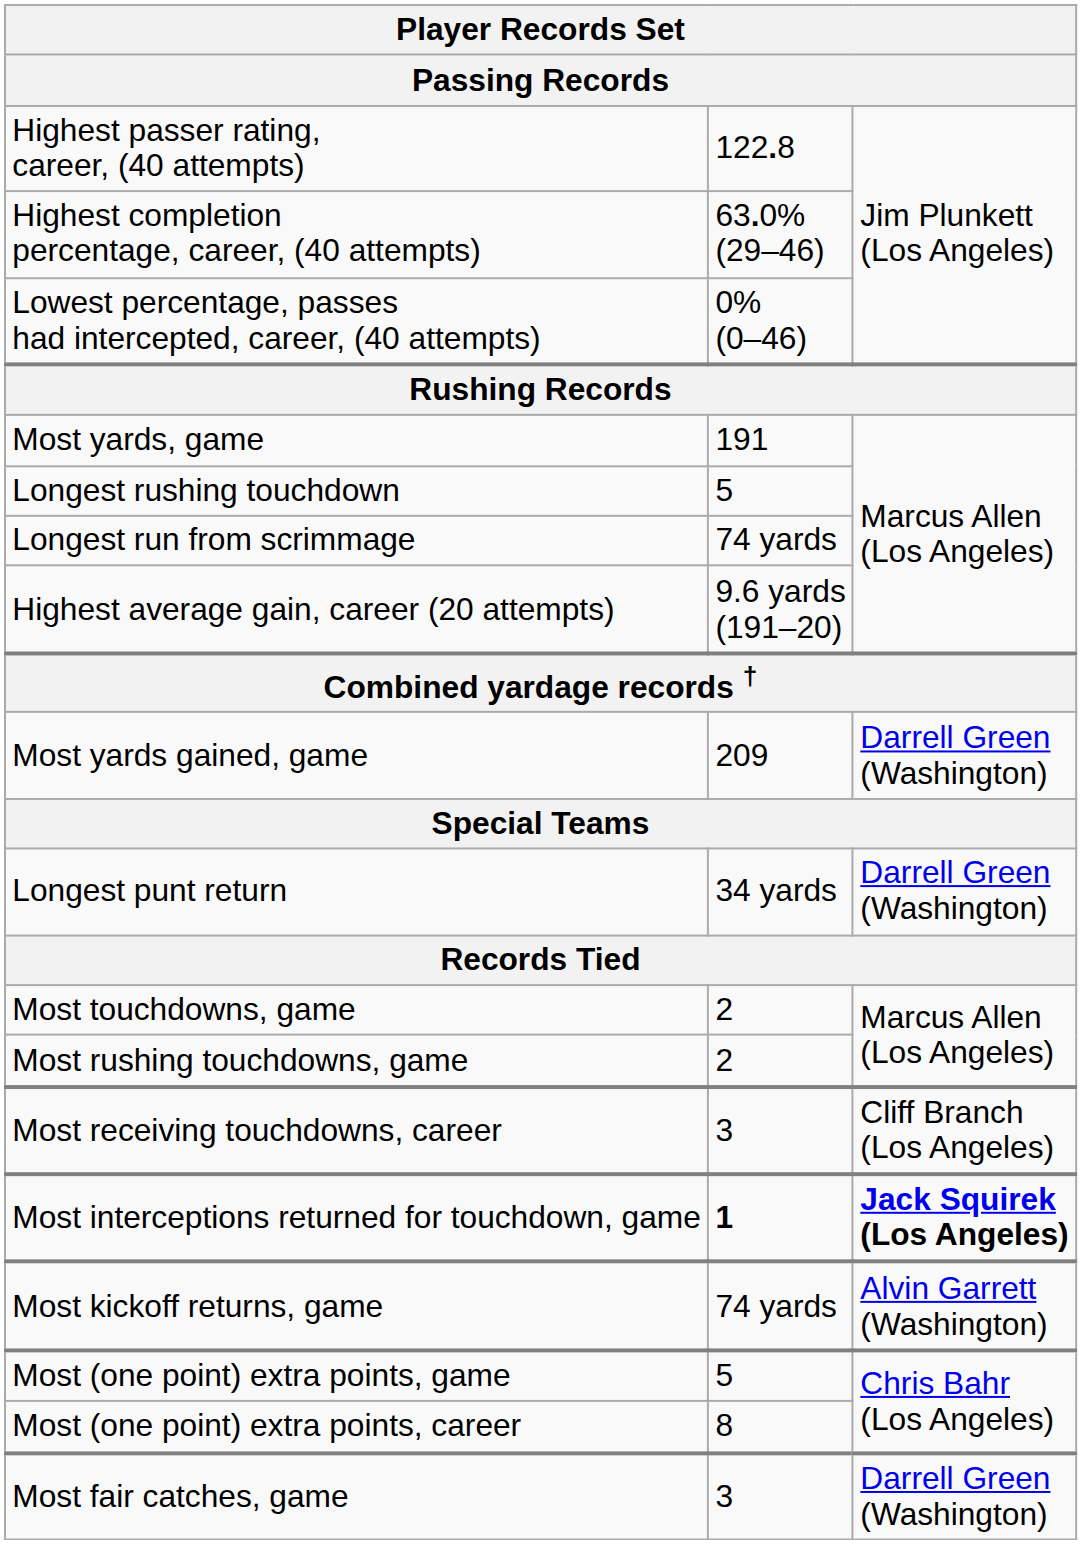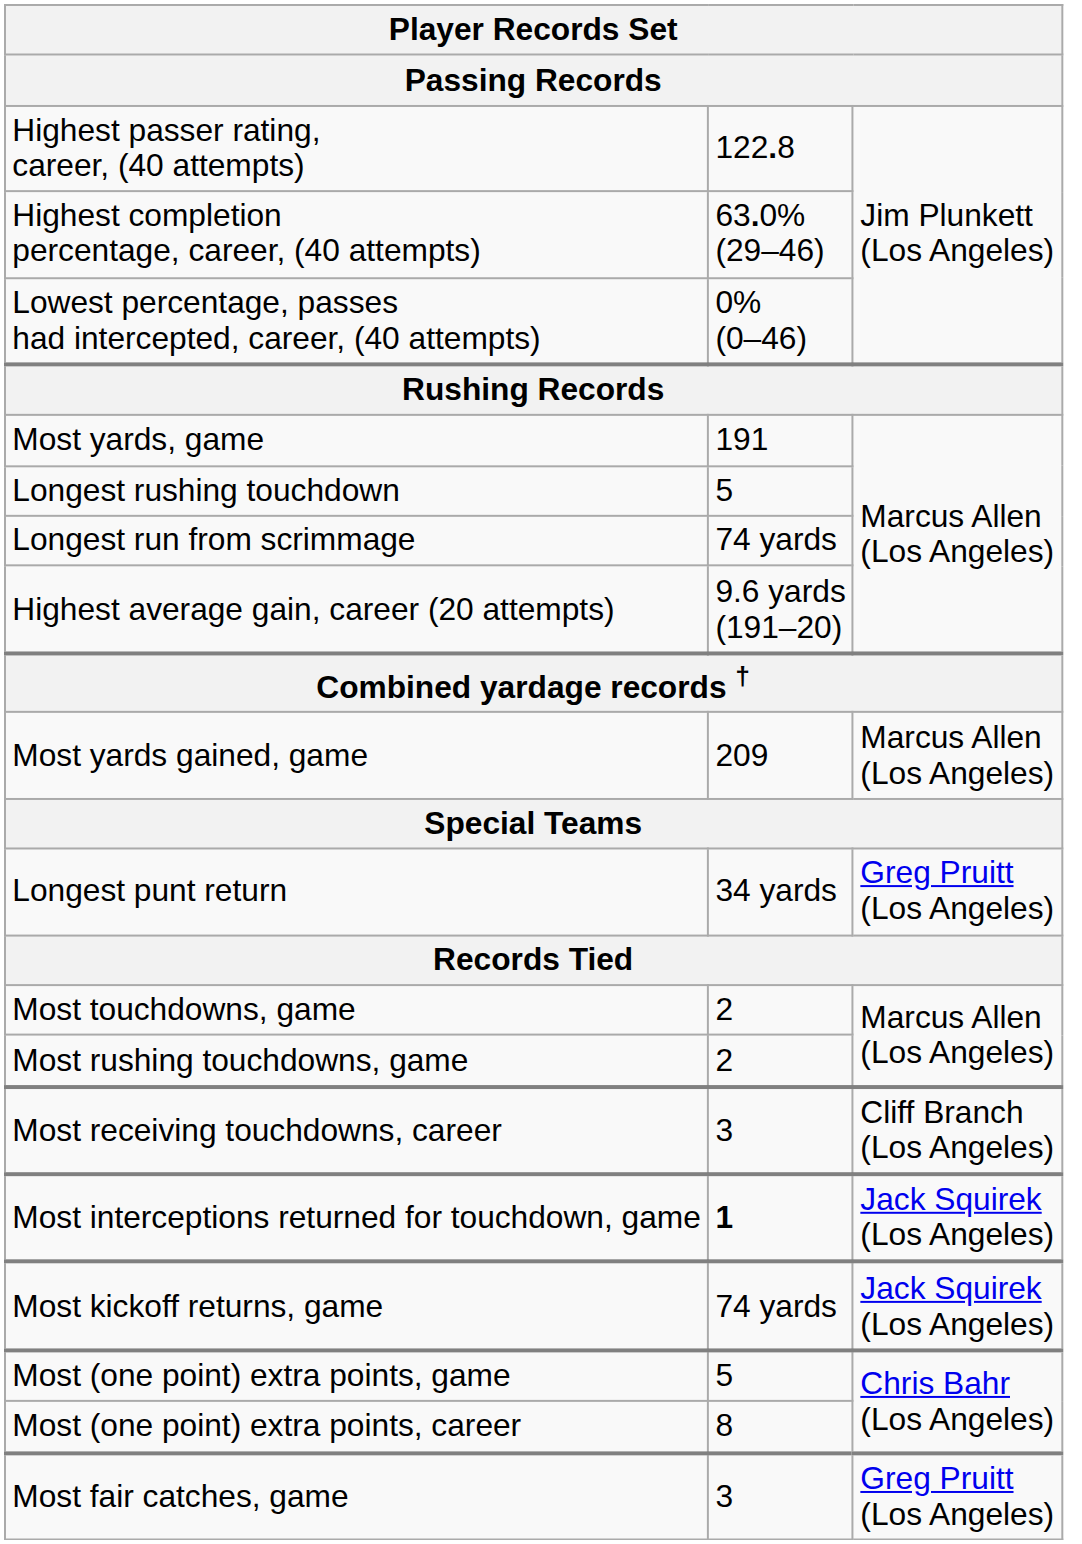(955, 755) Darrell Green (Washington) -> (957, 755) Marcus Allen (Los Angeles)
(955, 891) Darrell Green (Washington) -> (957, 891) Greg Pruitt (Los Angeles)
(965, 1217) bold -> (957, 1217) normal
(954, 1305) Alvin Garrett (Washington) -> (957, 1305) Jack Squirek (Los Angeles)
(955, 1495) Darrell Green (Washington) -> (957, 1495) Greg Pruitt (Los Angeles)
